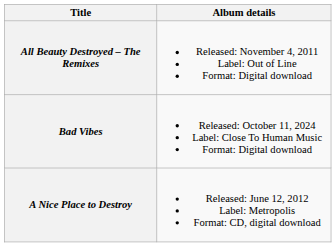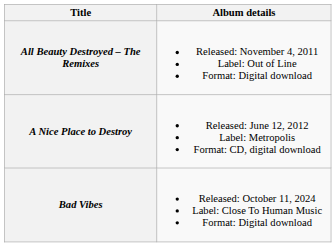rows swapped: (81, 205) <-> (81, 131)
